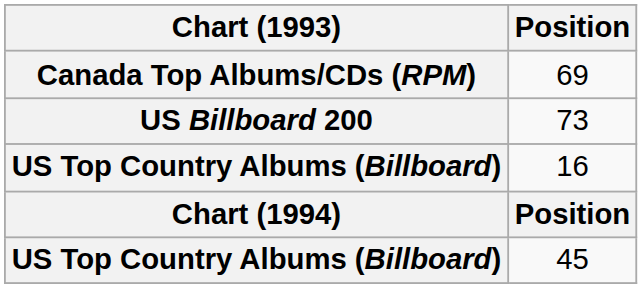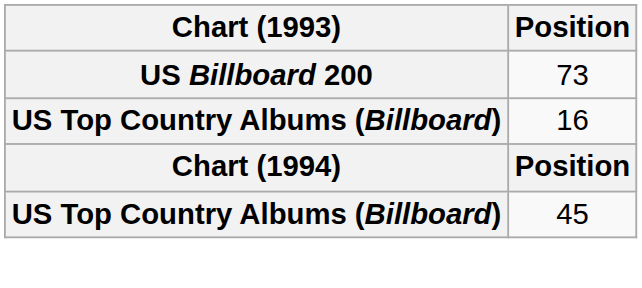- row: (573, 74)
